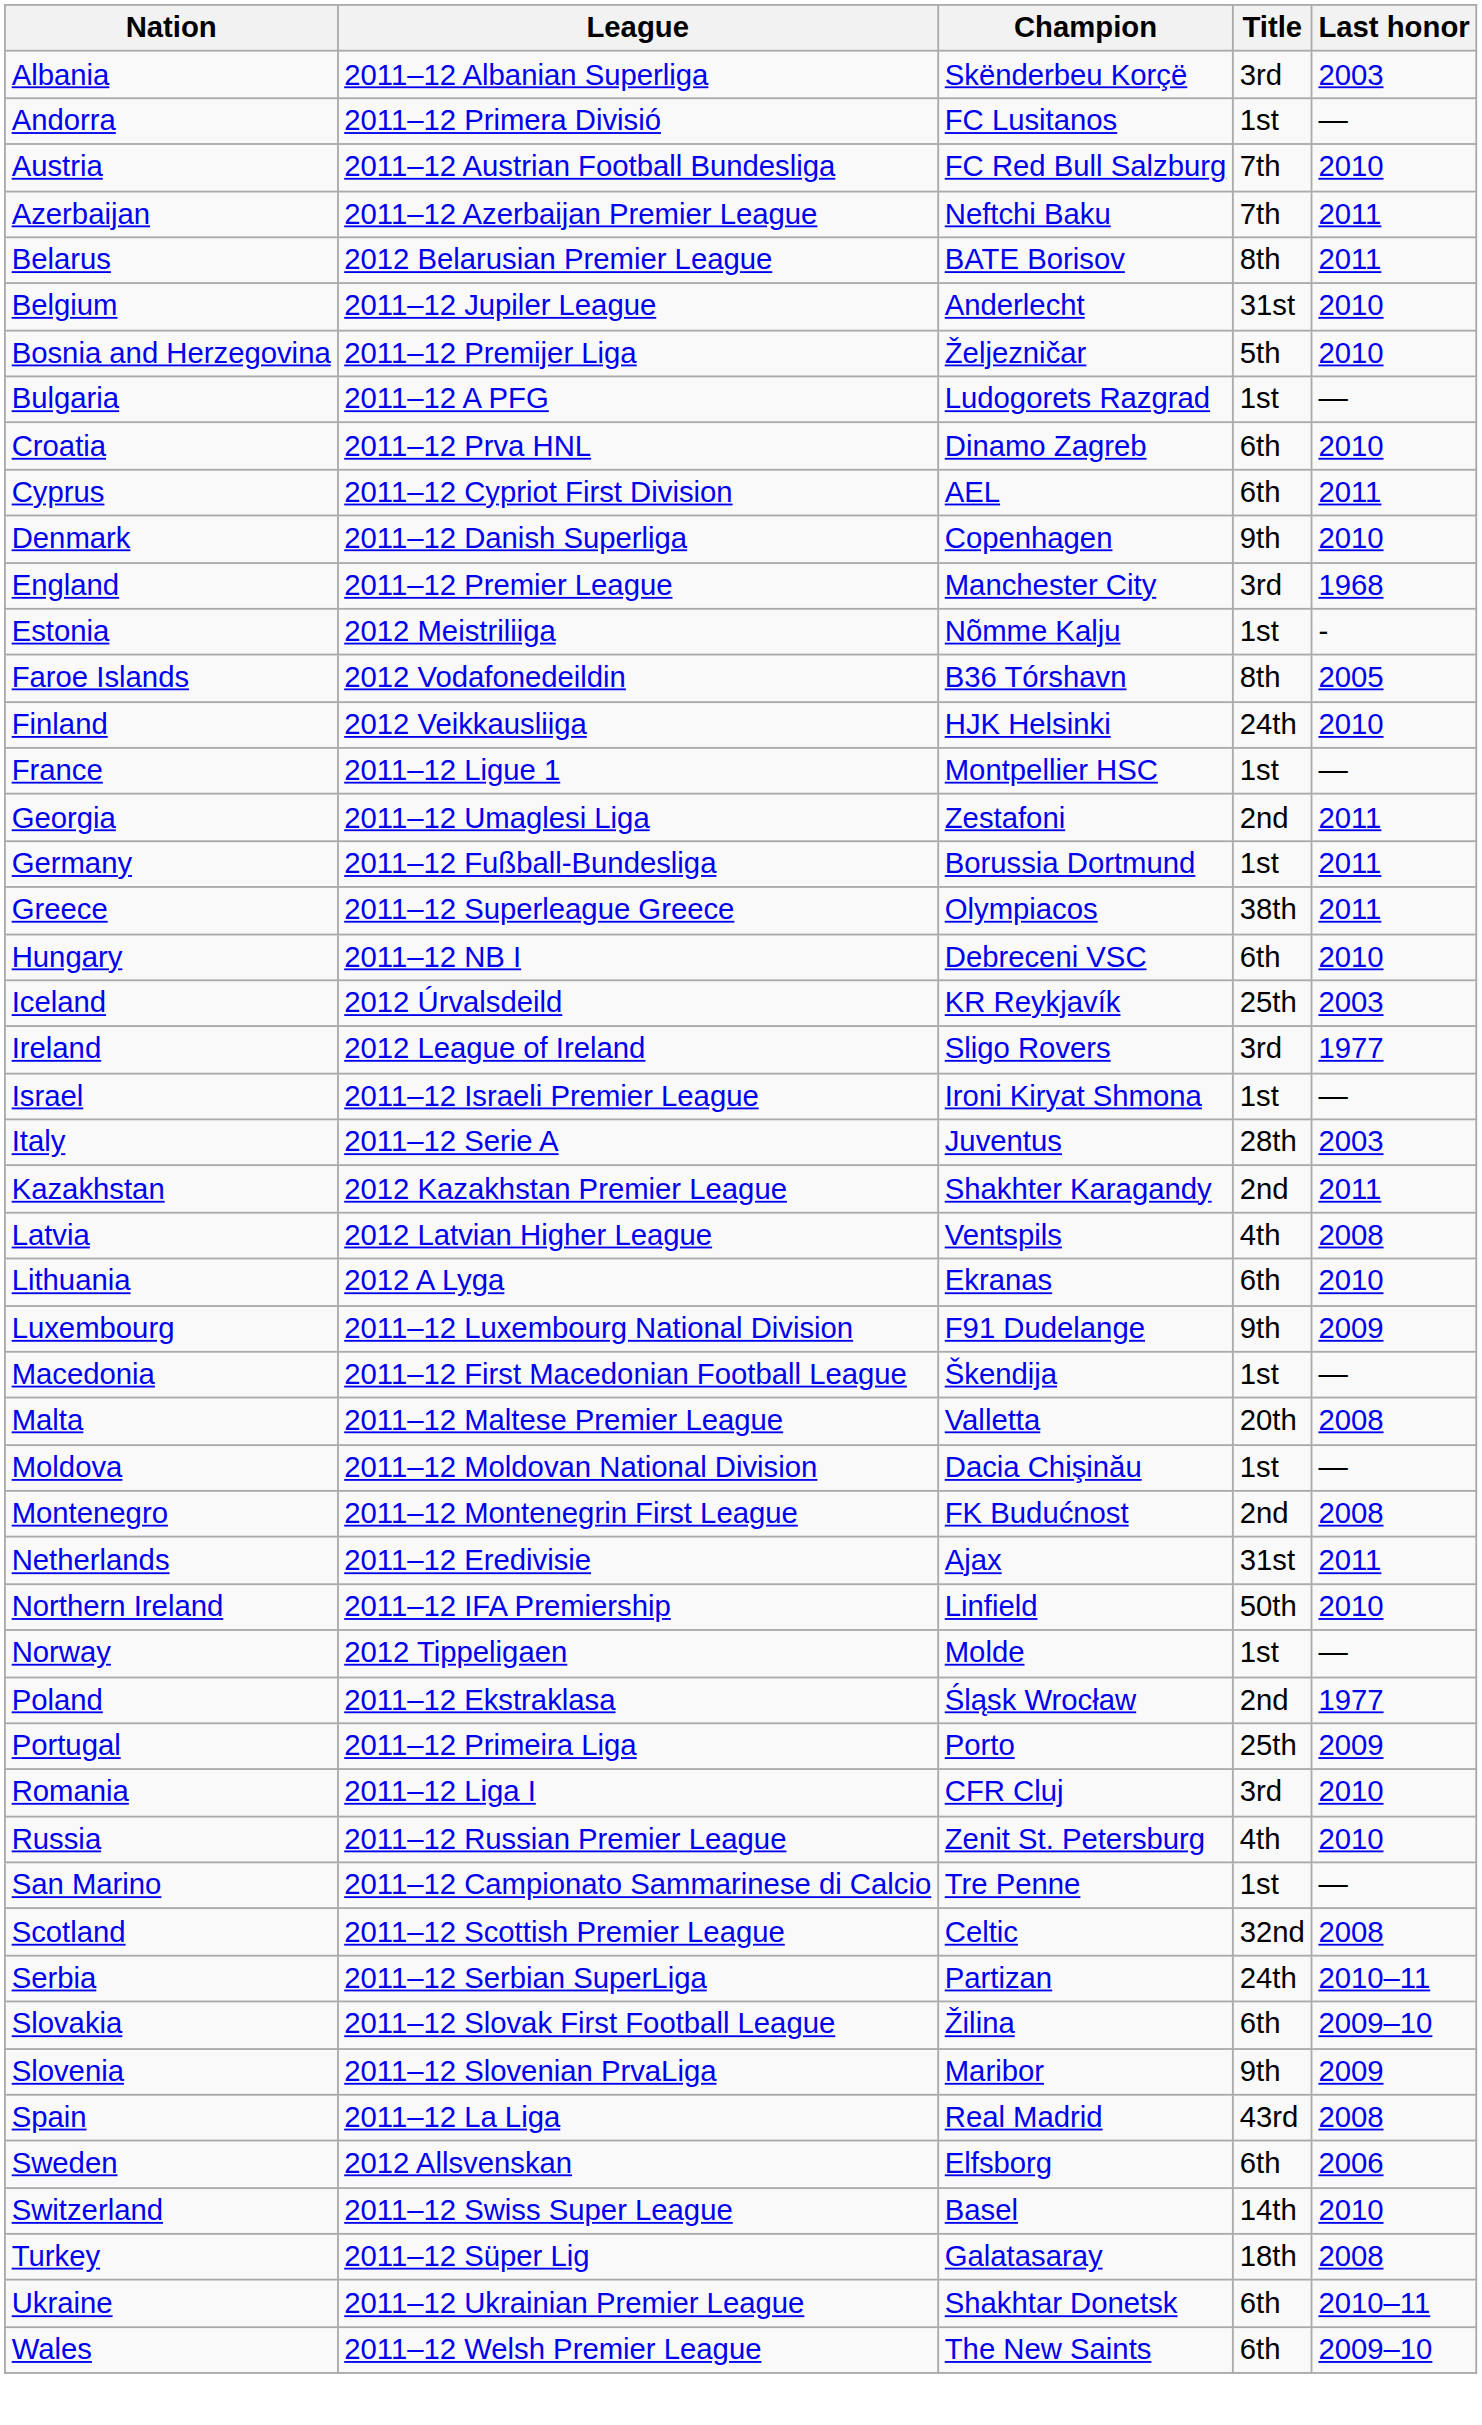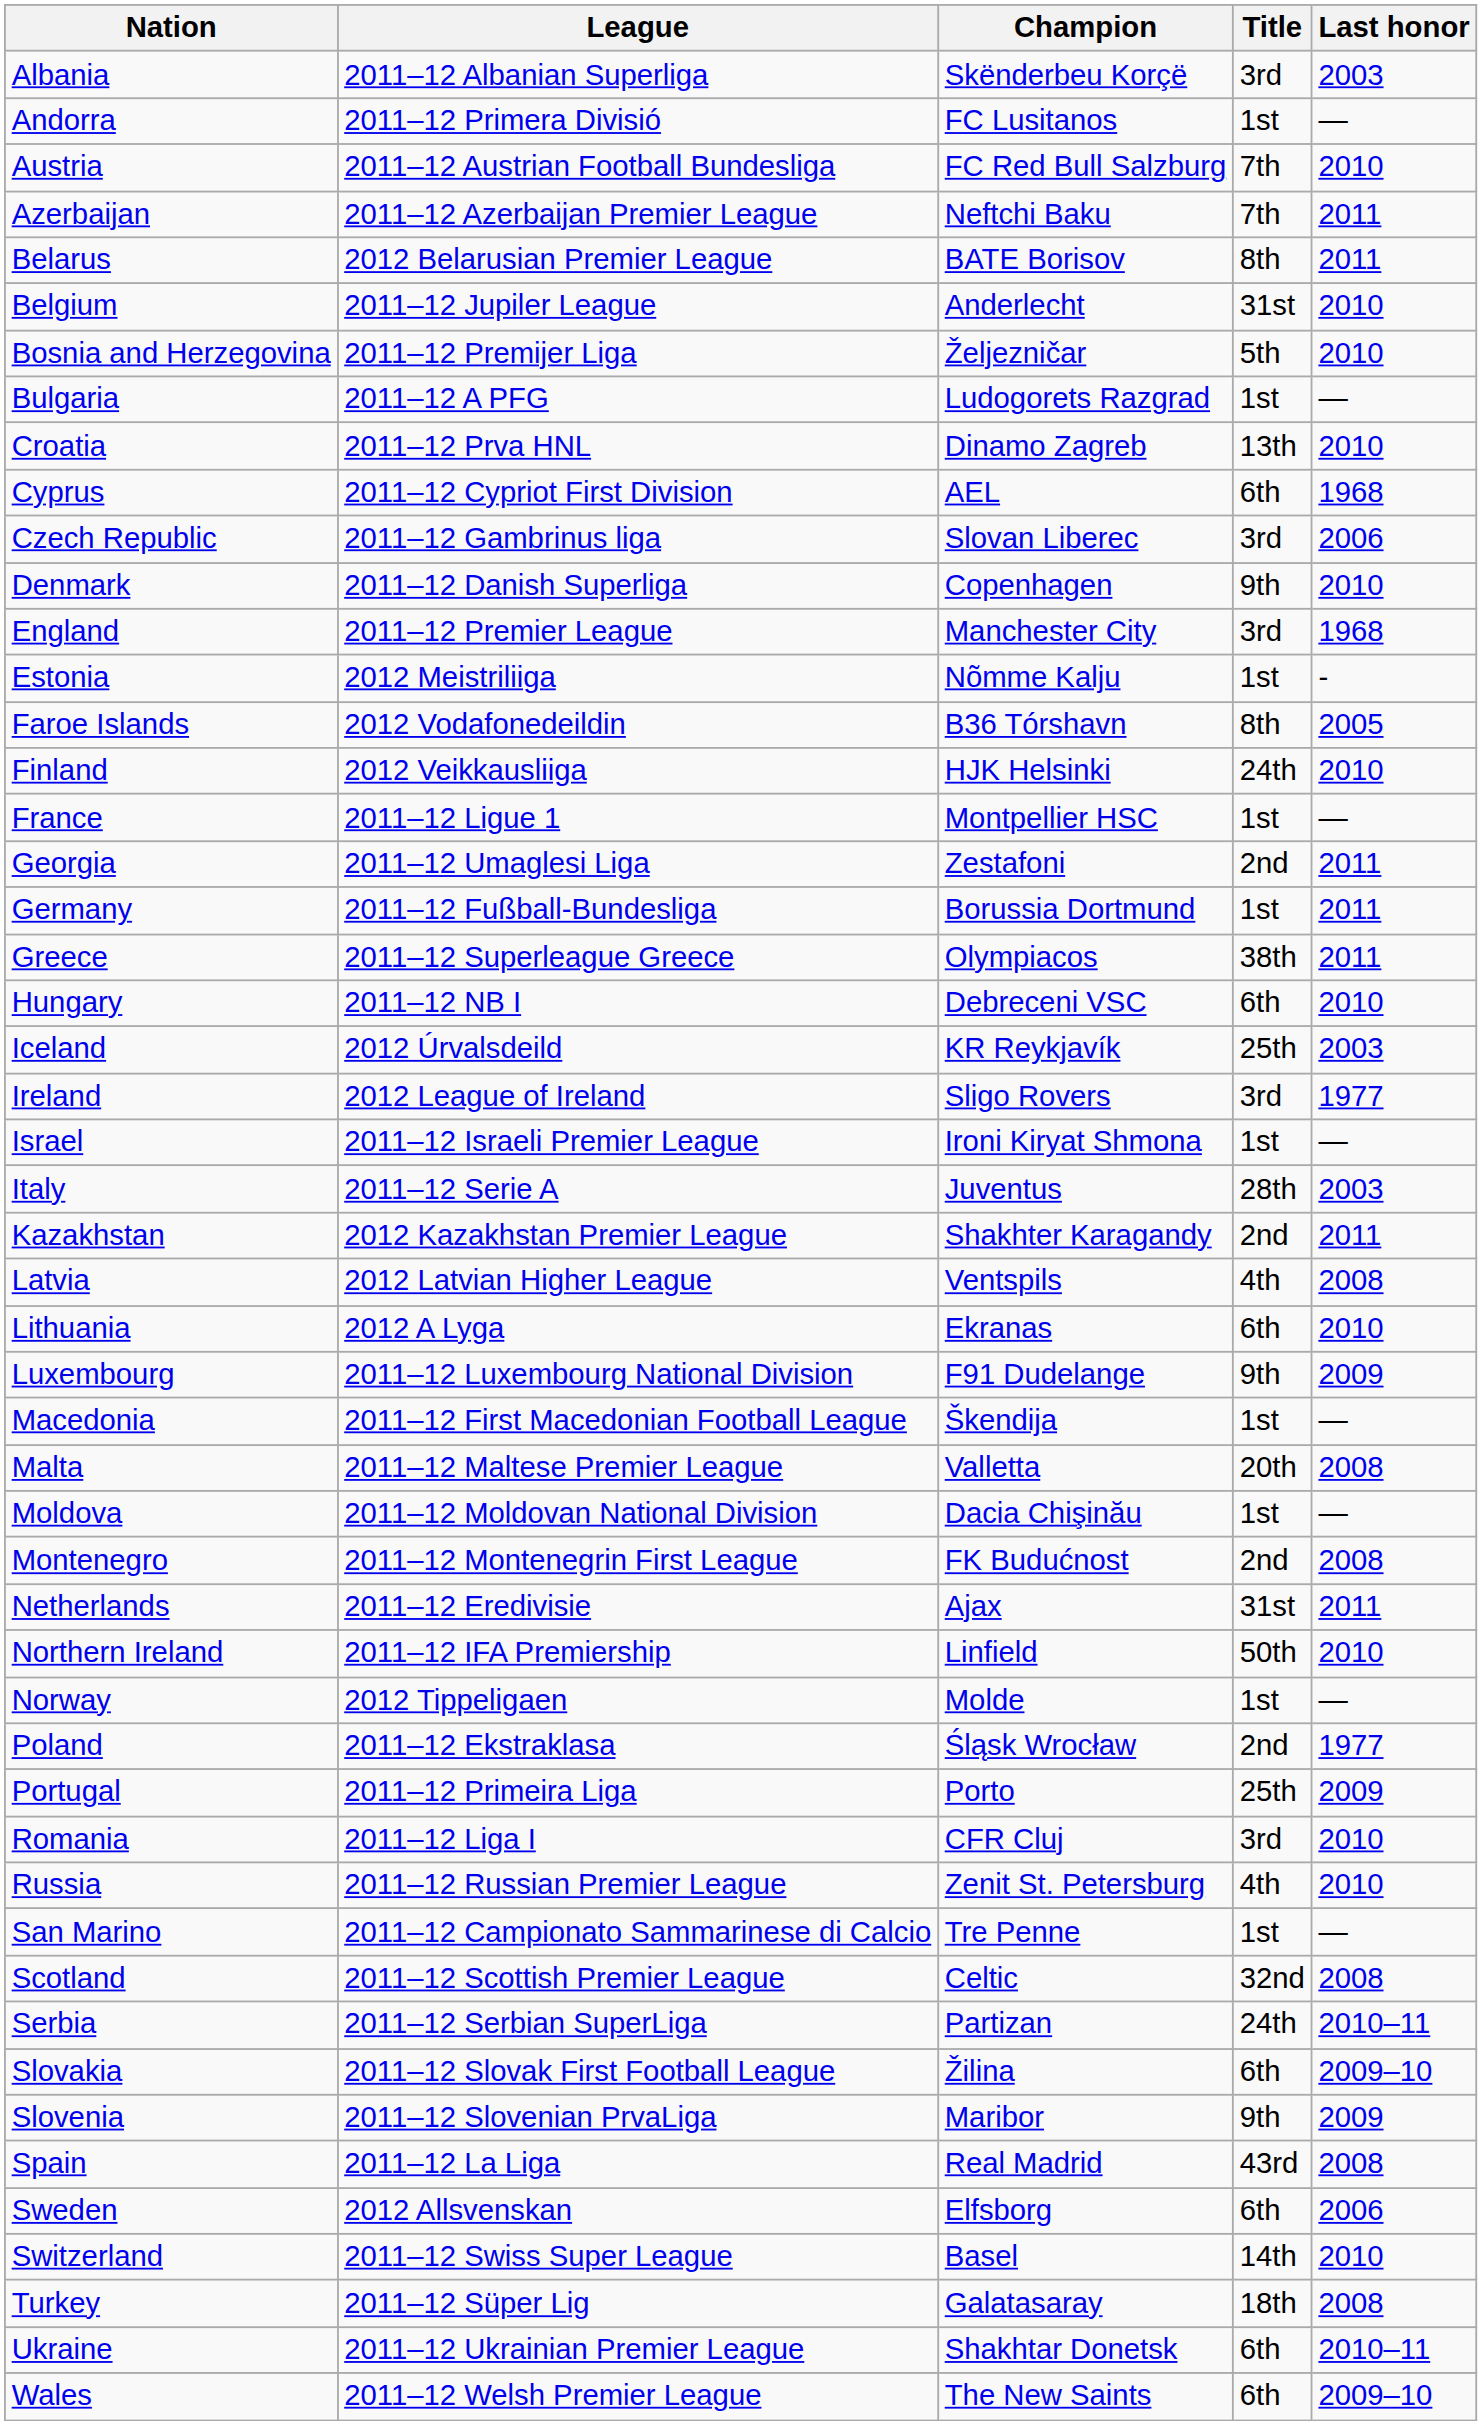(1260, 445) 6th -> (1268, 445) 13th
(1350, 492) 2011 -> (1351, 492) 1968
+ row: (114, 538)
